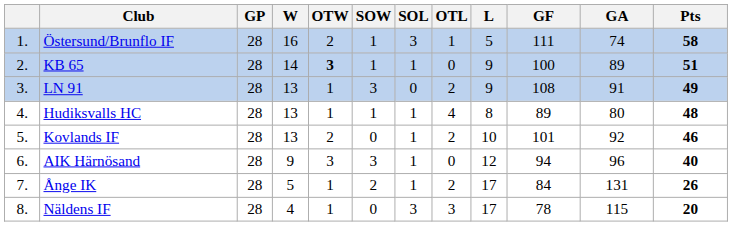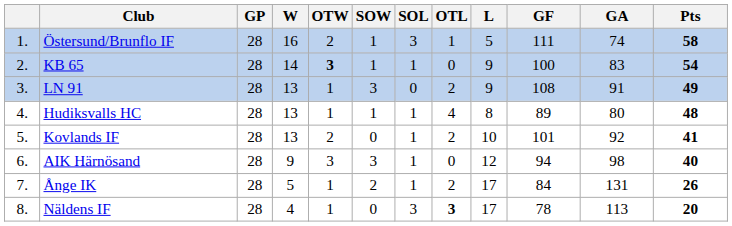(617, 64) 89 -> (617, 64) 83
(690, 64) 51 -> (690, 64) 54
(690, 137) 46 -> (690, 137) 41
(617, 161) 96 -> (617, 161) 98
(452, 209) normal -> (452, 209) bold
(617, 209) 115 -> (617, 209) 113
